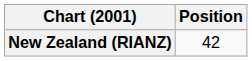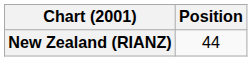(211, 42) 42 -> (211, 42) 44
